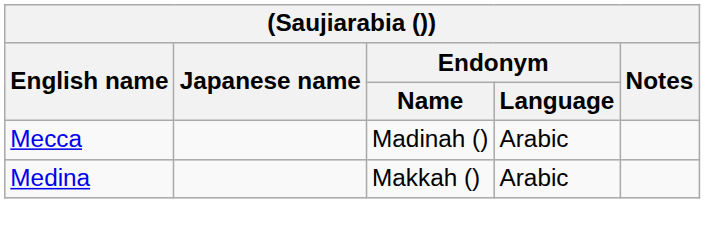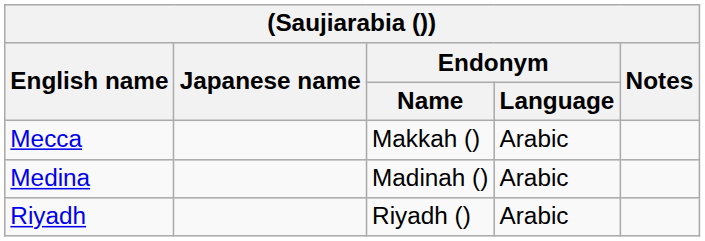(430, 139) Madinah () -> (426, 139) Makkah ()
(426, 178) Makkah () -> (430, 178) Madinah ()
+ row: (48, 216)
